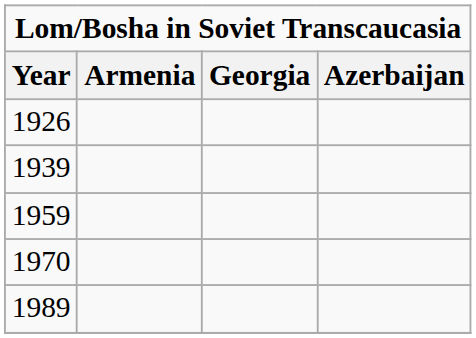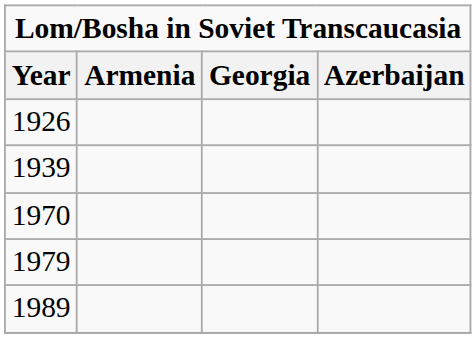- row: (41, 215)
+ row: (41, 261)
